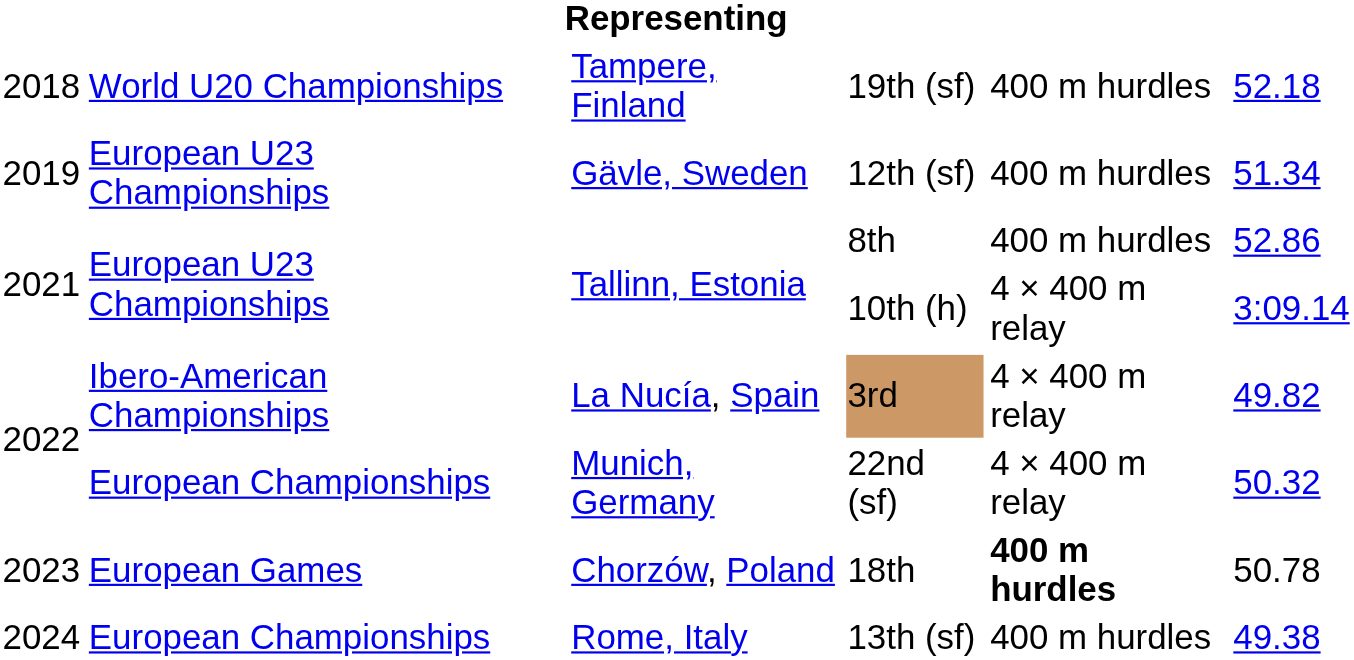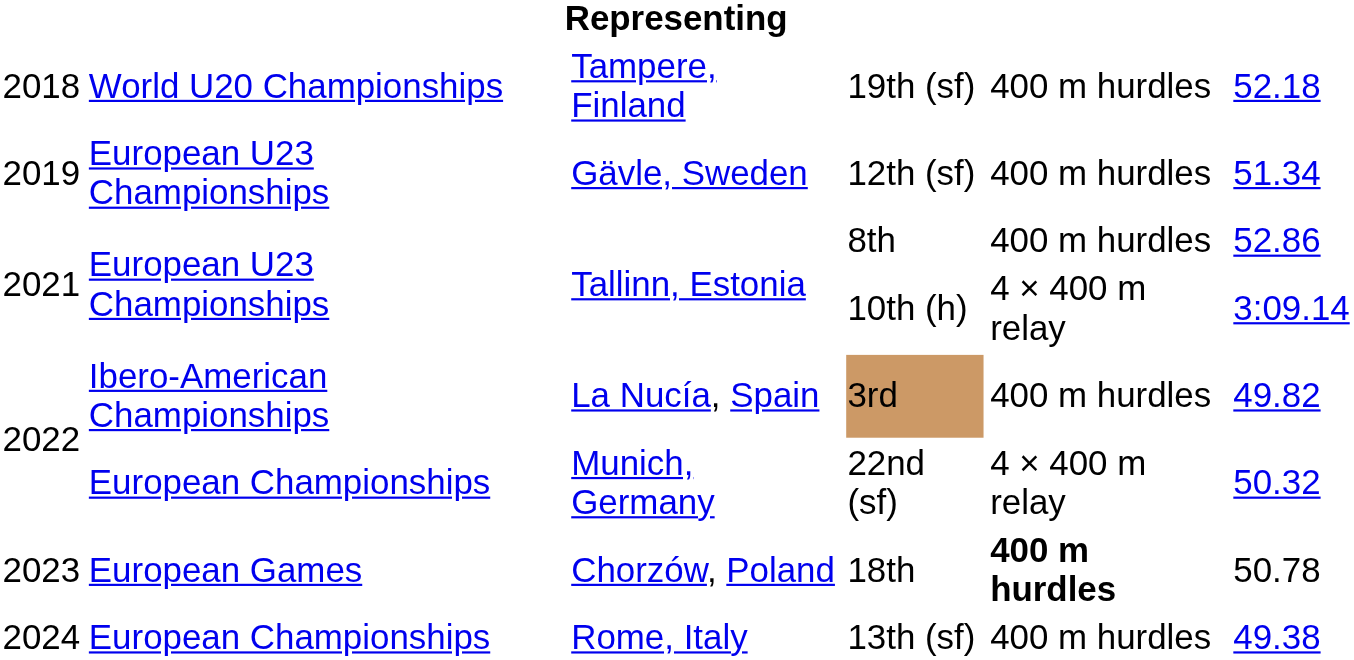(1068, 395) 4 × 400 m relay -> (1101, 395) 400 m hurdles
